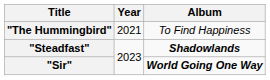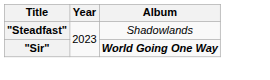- row: (59, 30)
(205, 48) bold -> (160, 30) normal
